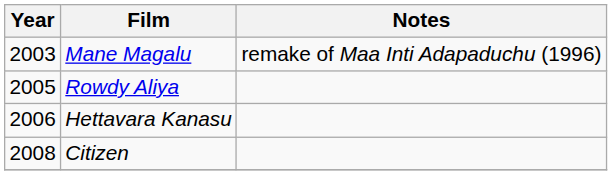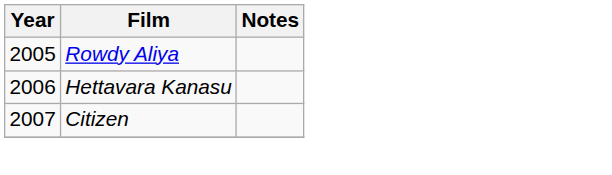- row: (128, 53)
(33, 152) 2008 -> (33, 119) 2007
